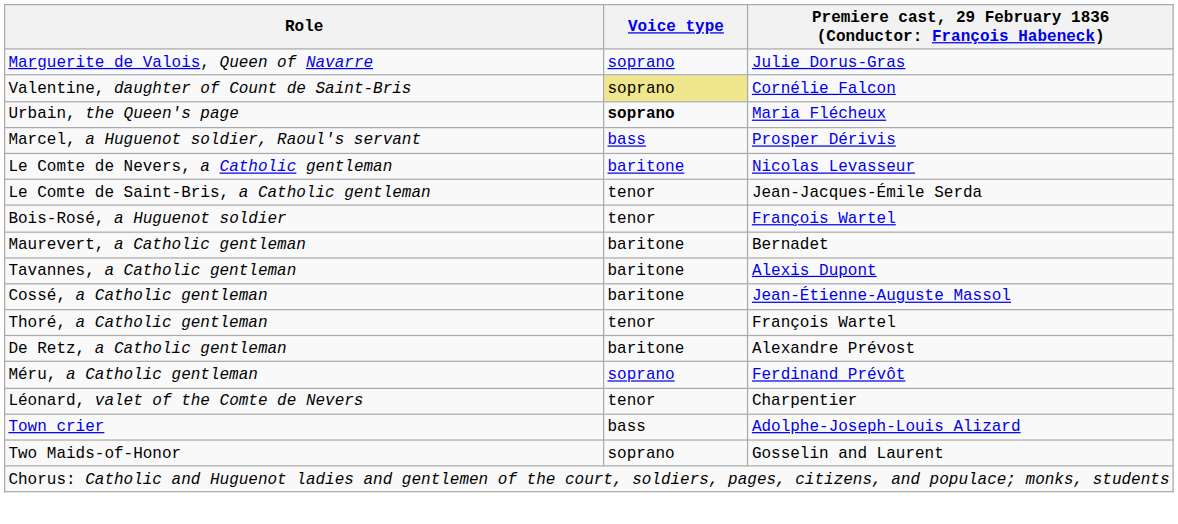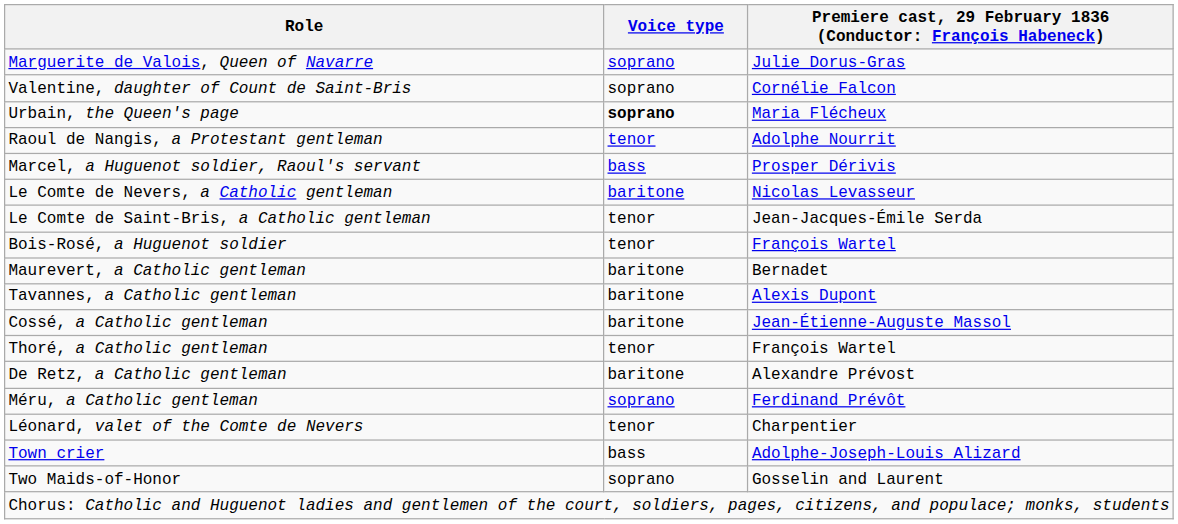(641, 88) khaki background -> (641, 88) no background
+ row: (196, 140)
